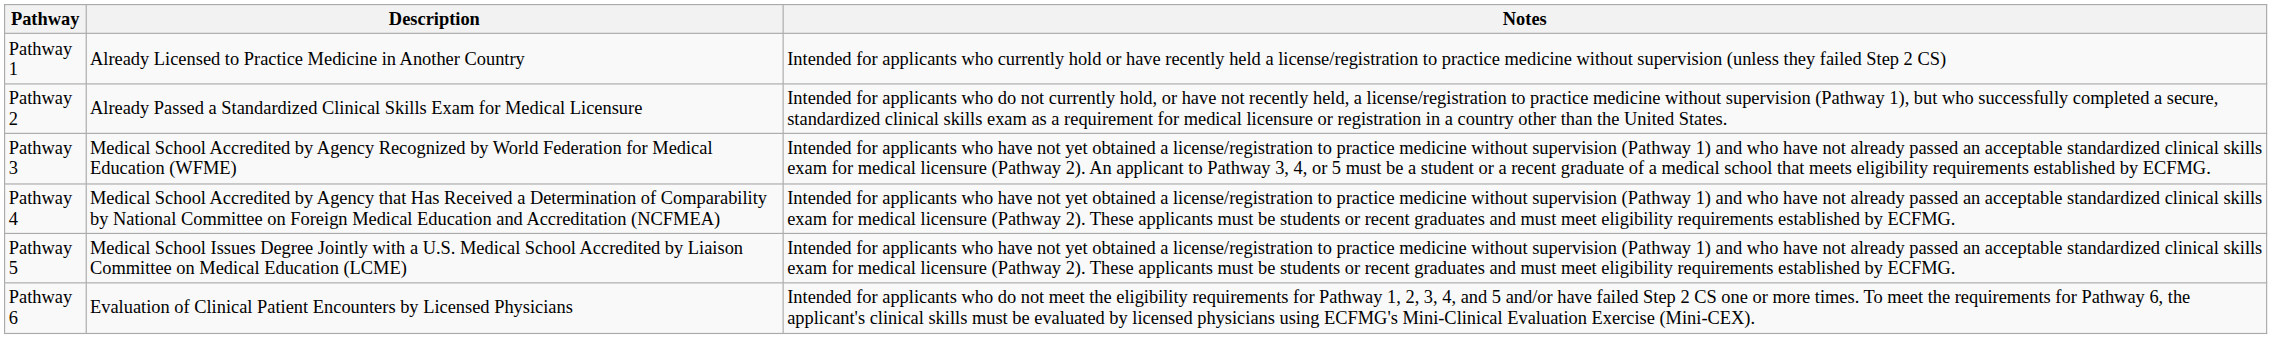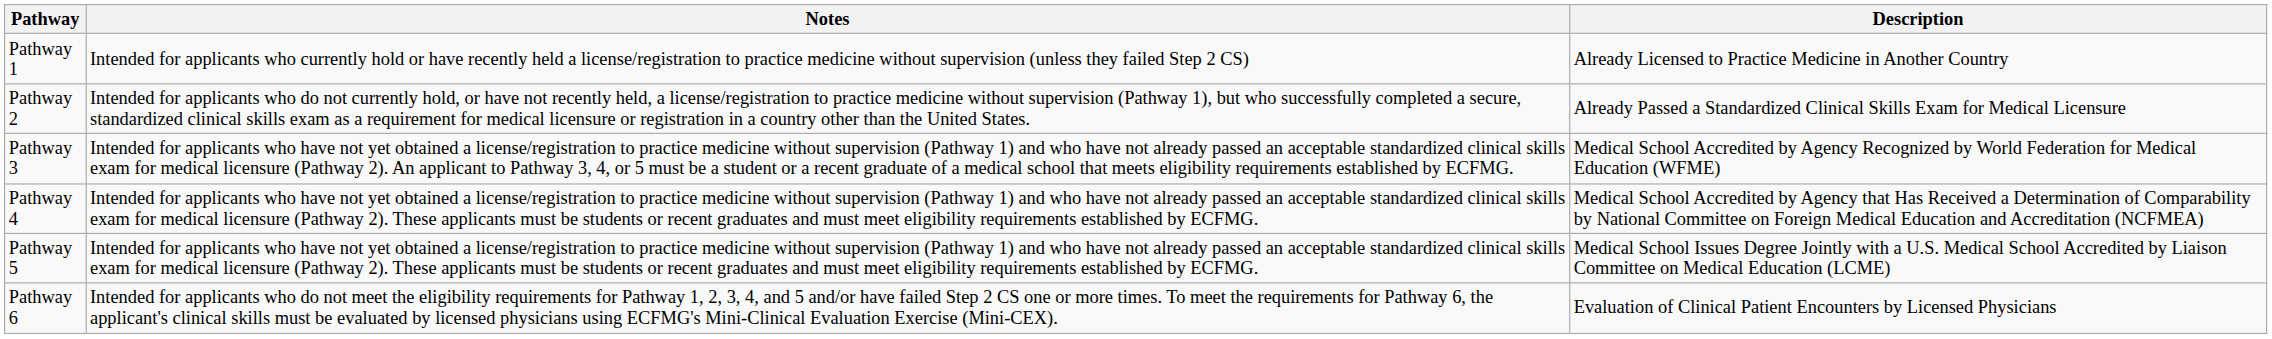columns swapped: (434, 19) <-> (1525, 19)
